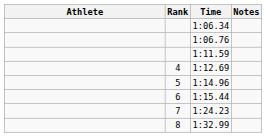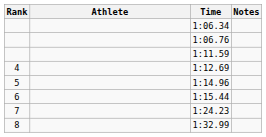columns swapped: (178, 11) <-> (85, 11)
